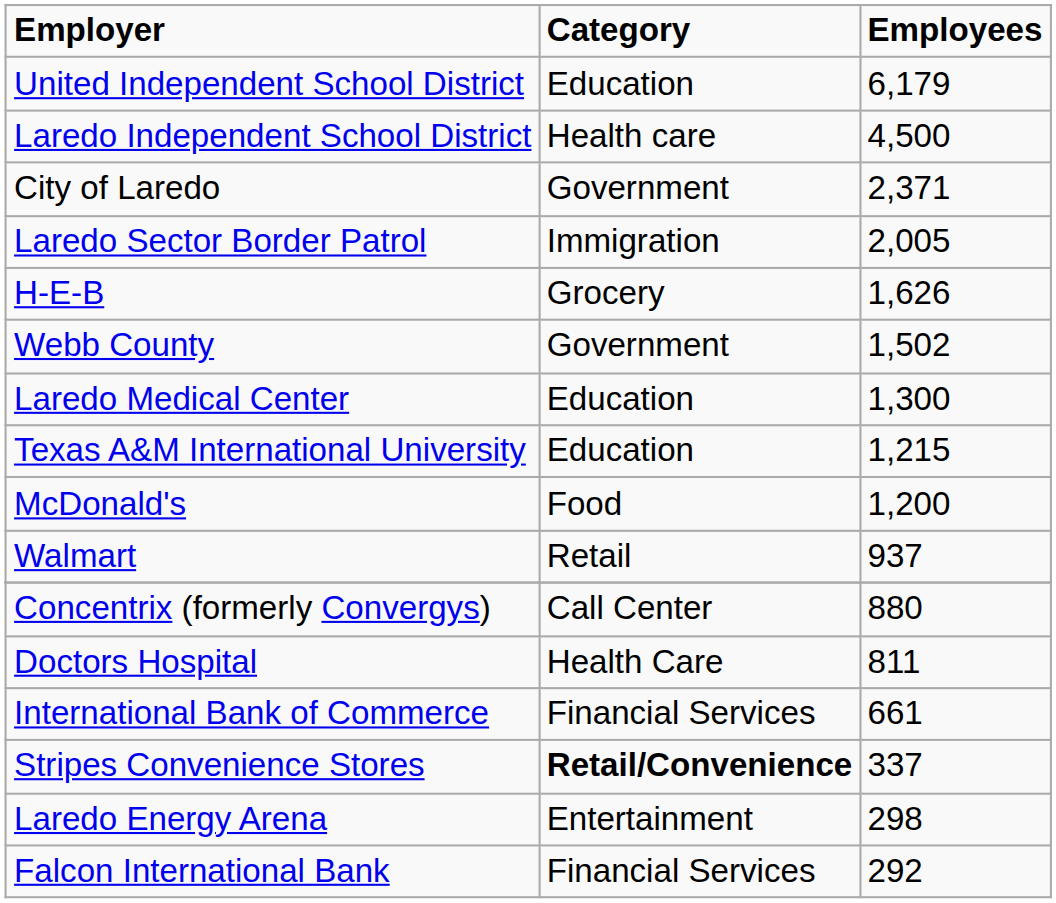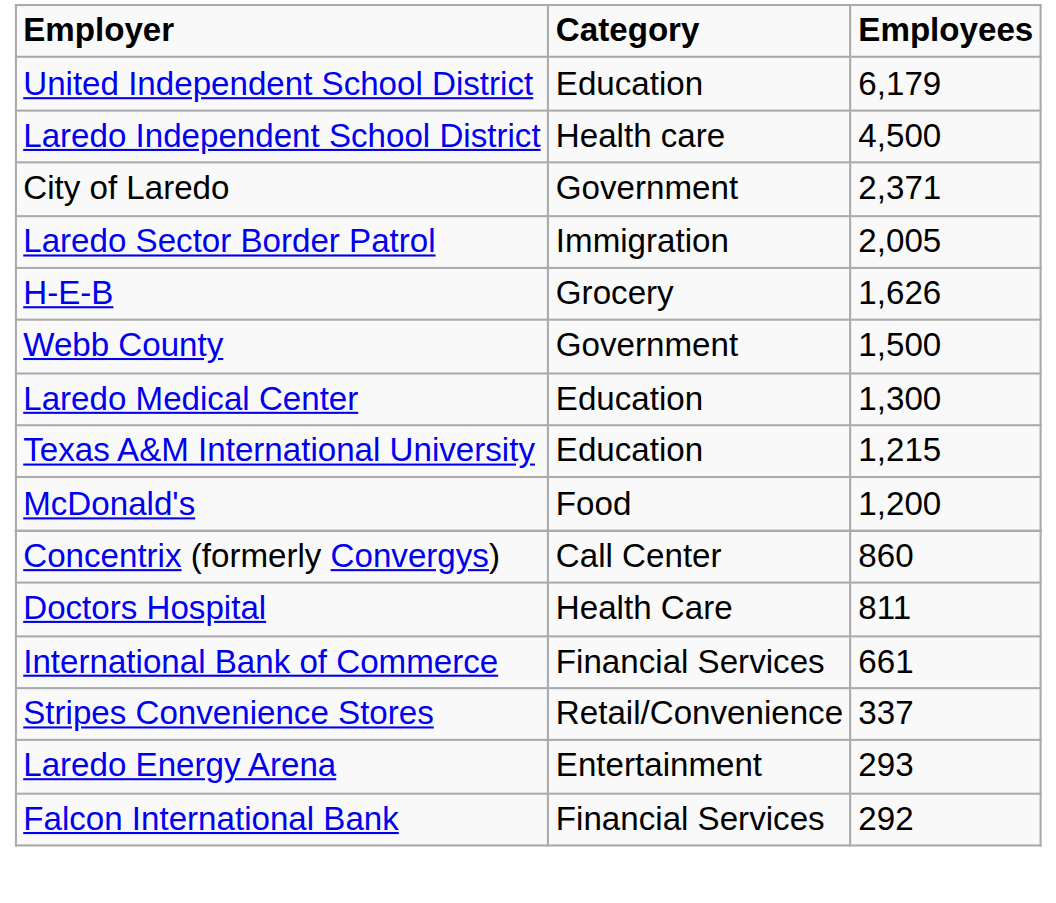(909, 345) 1,502 -> (900, 345) 1,500
- row: (75, 556)
(895, 608) 880 -> (886, 556) 860
(699, 766) bold -> (699, 713) normal
(895, 818) 298 -> (886, 766) 293
